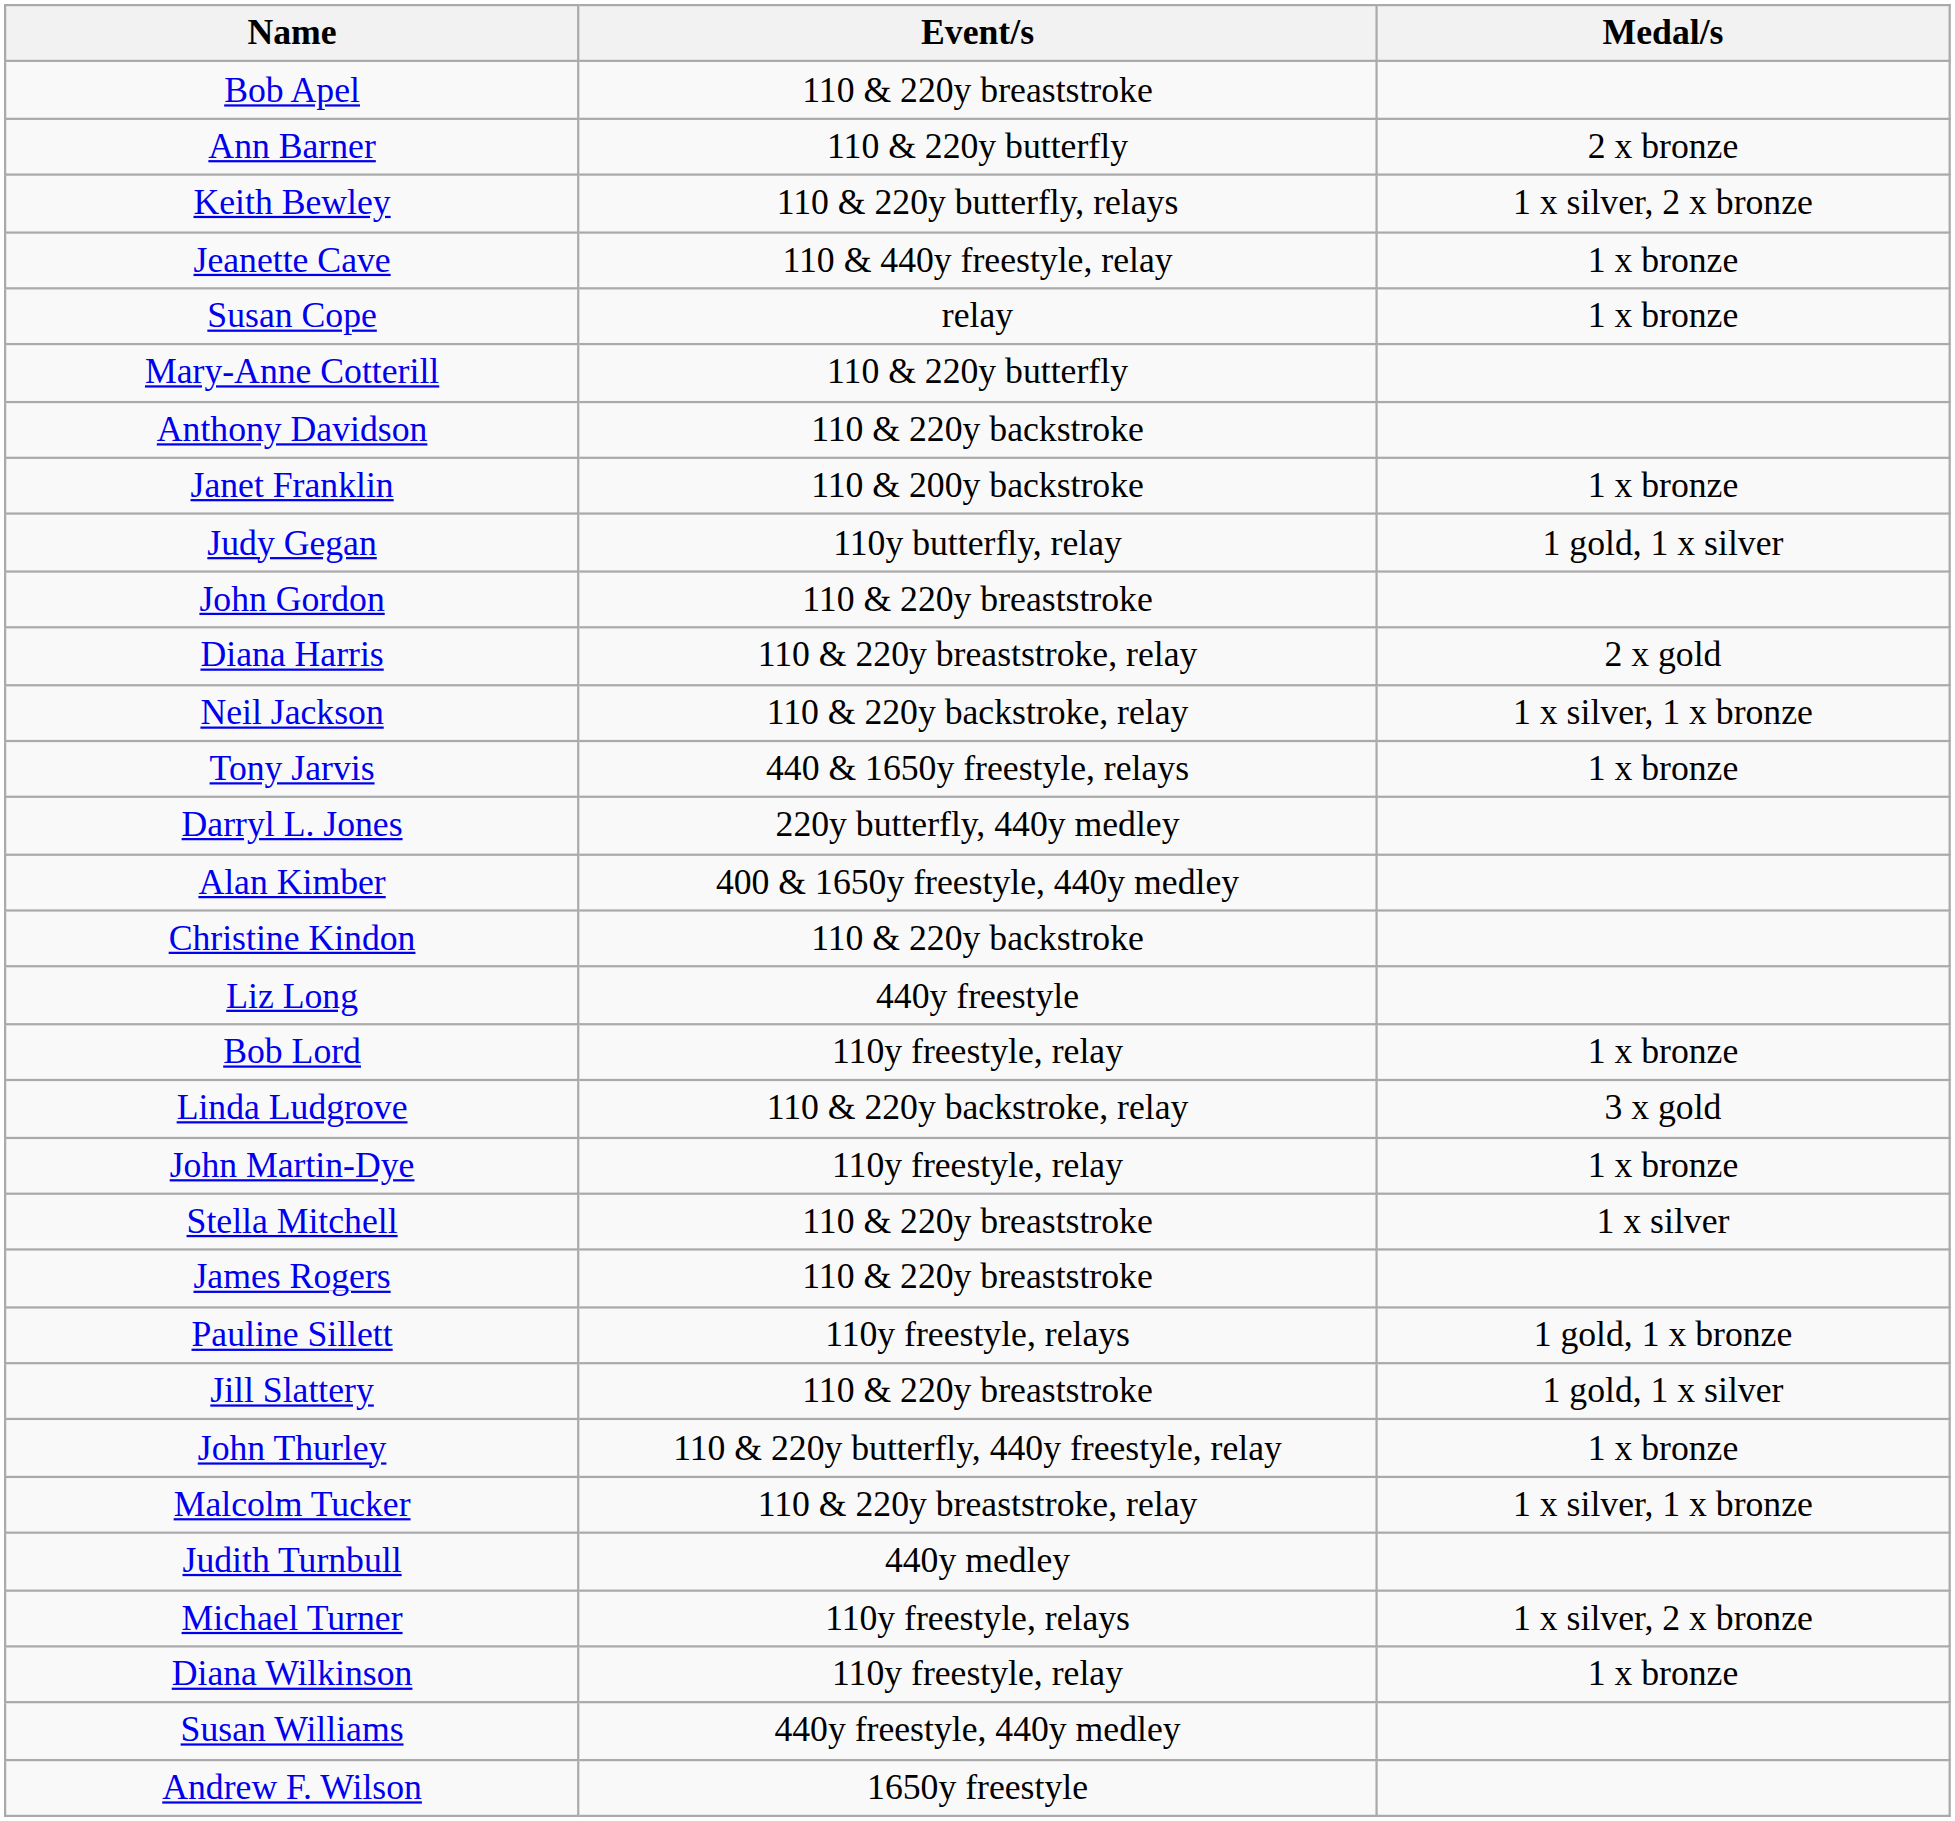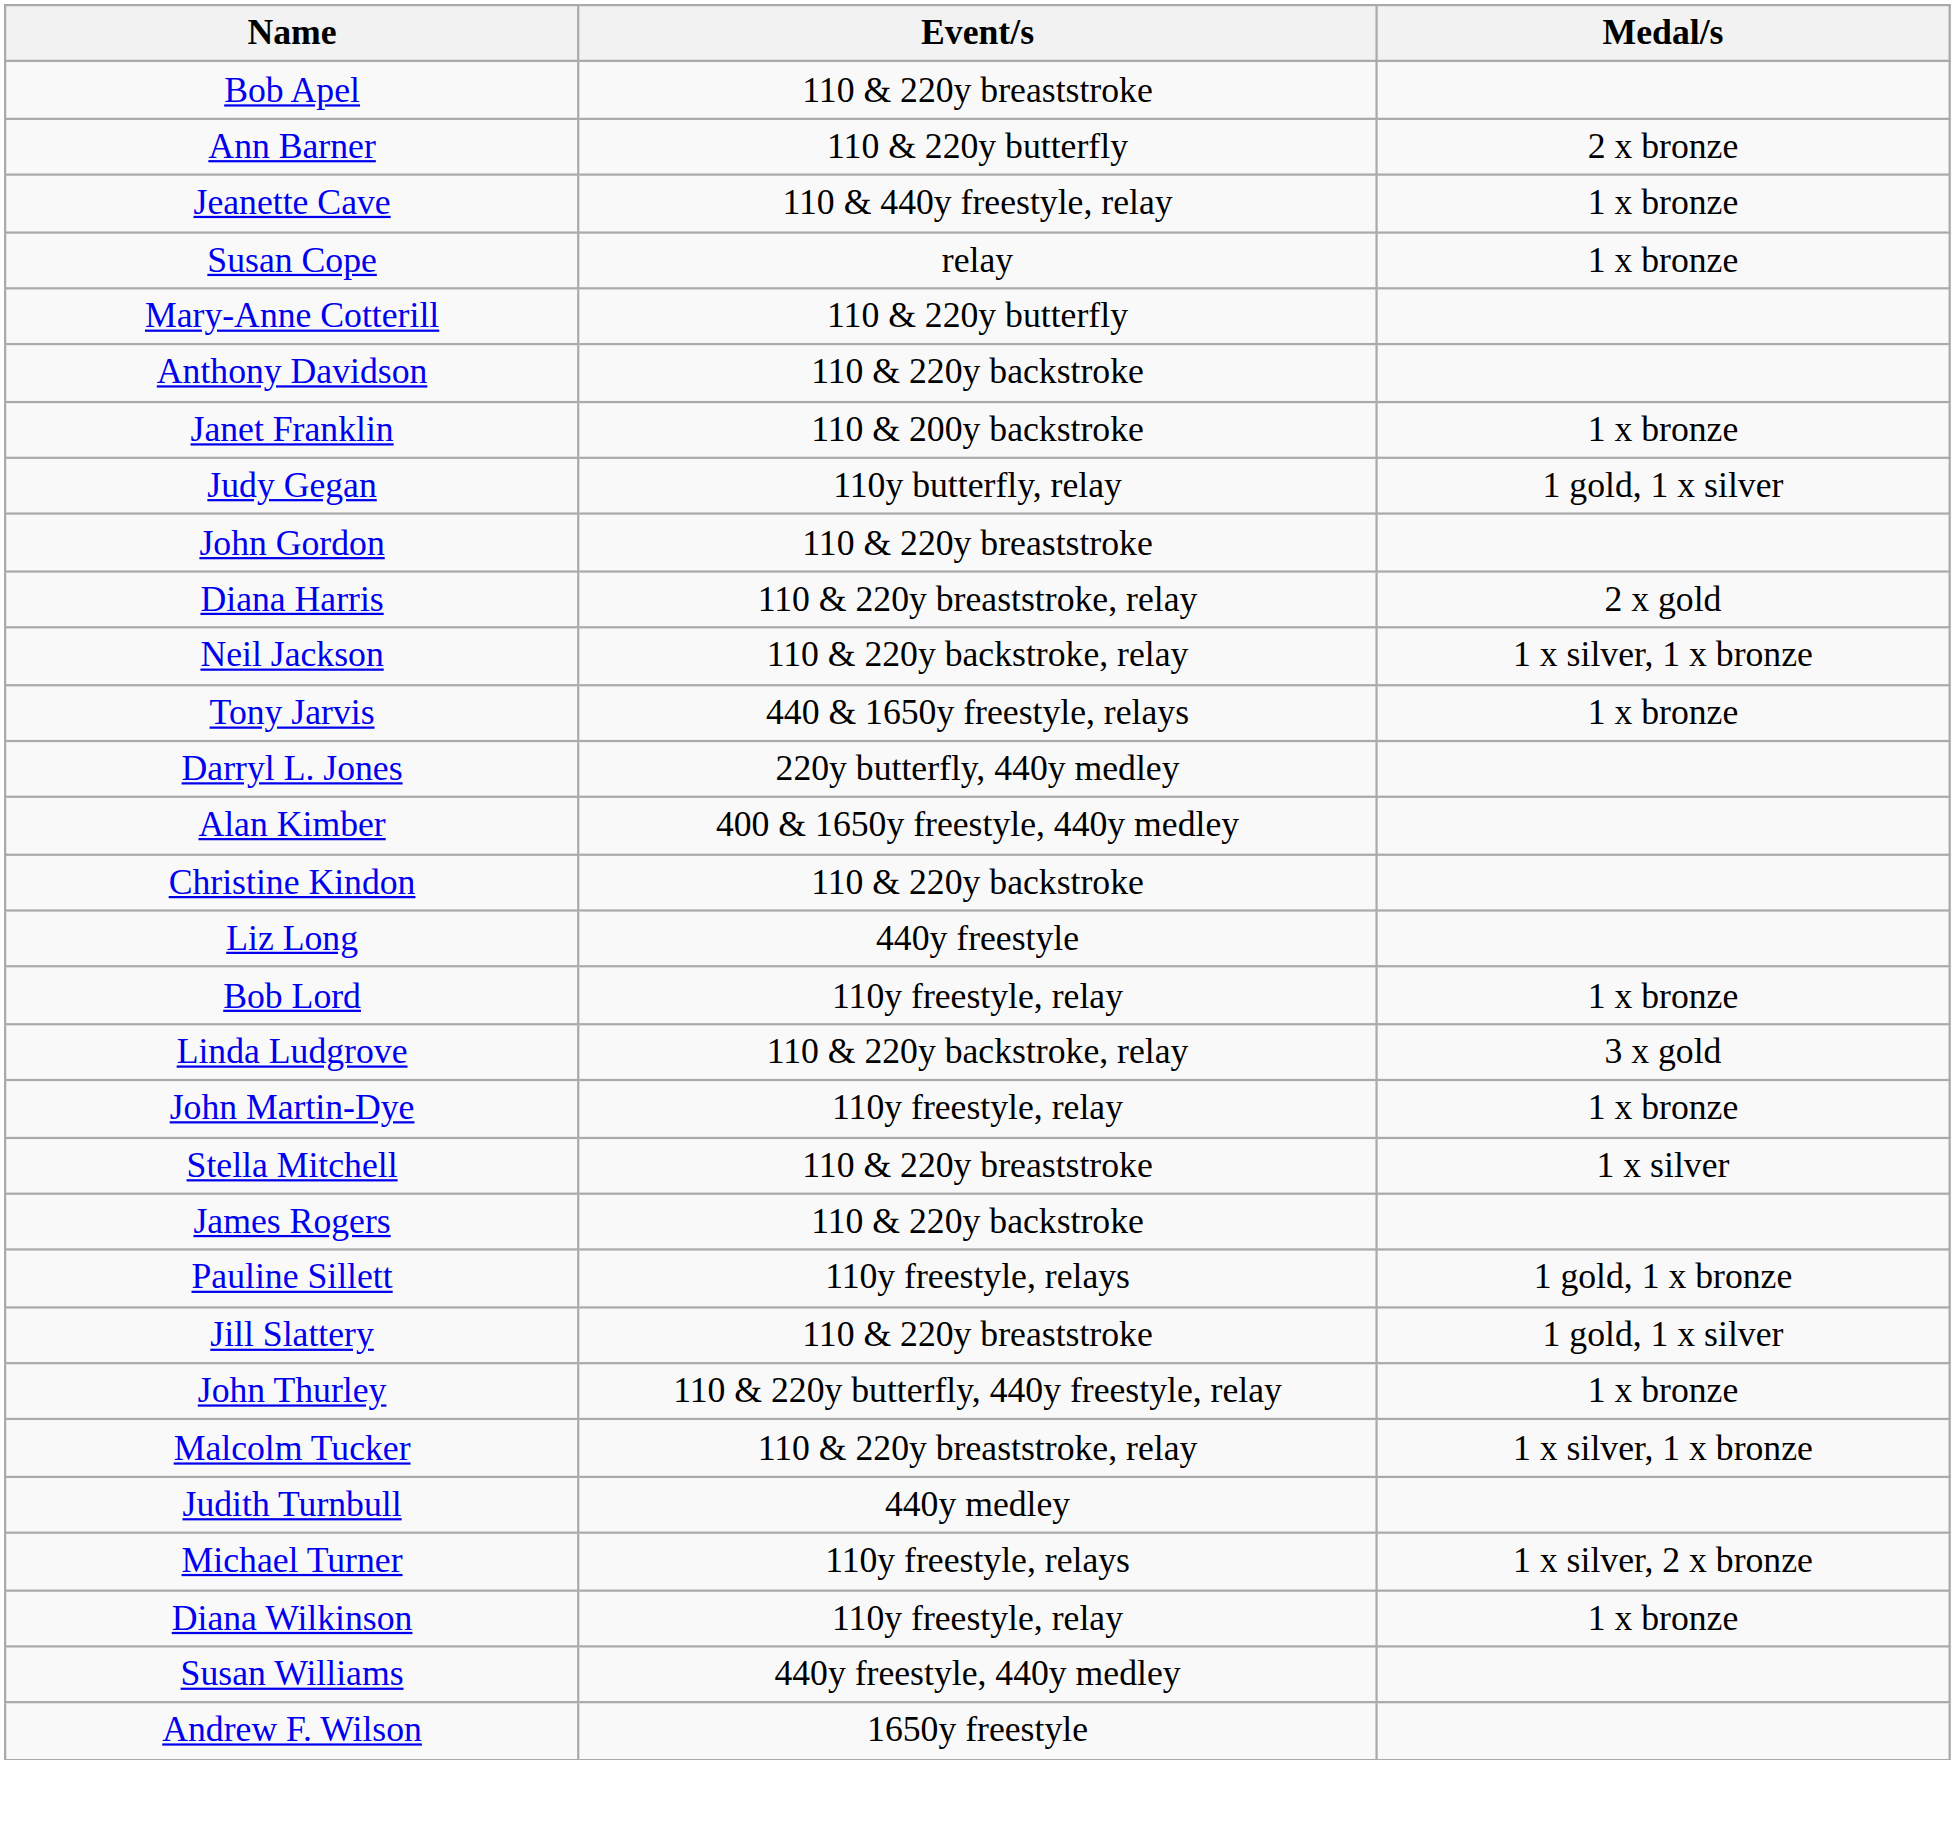- row: (292, 202)
(978, 1277) 110 & 220y breaststroke -> (978, 1221) 110 & 220y backstroke
